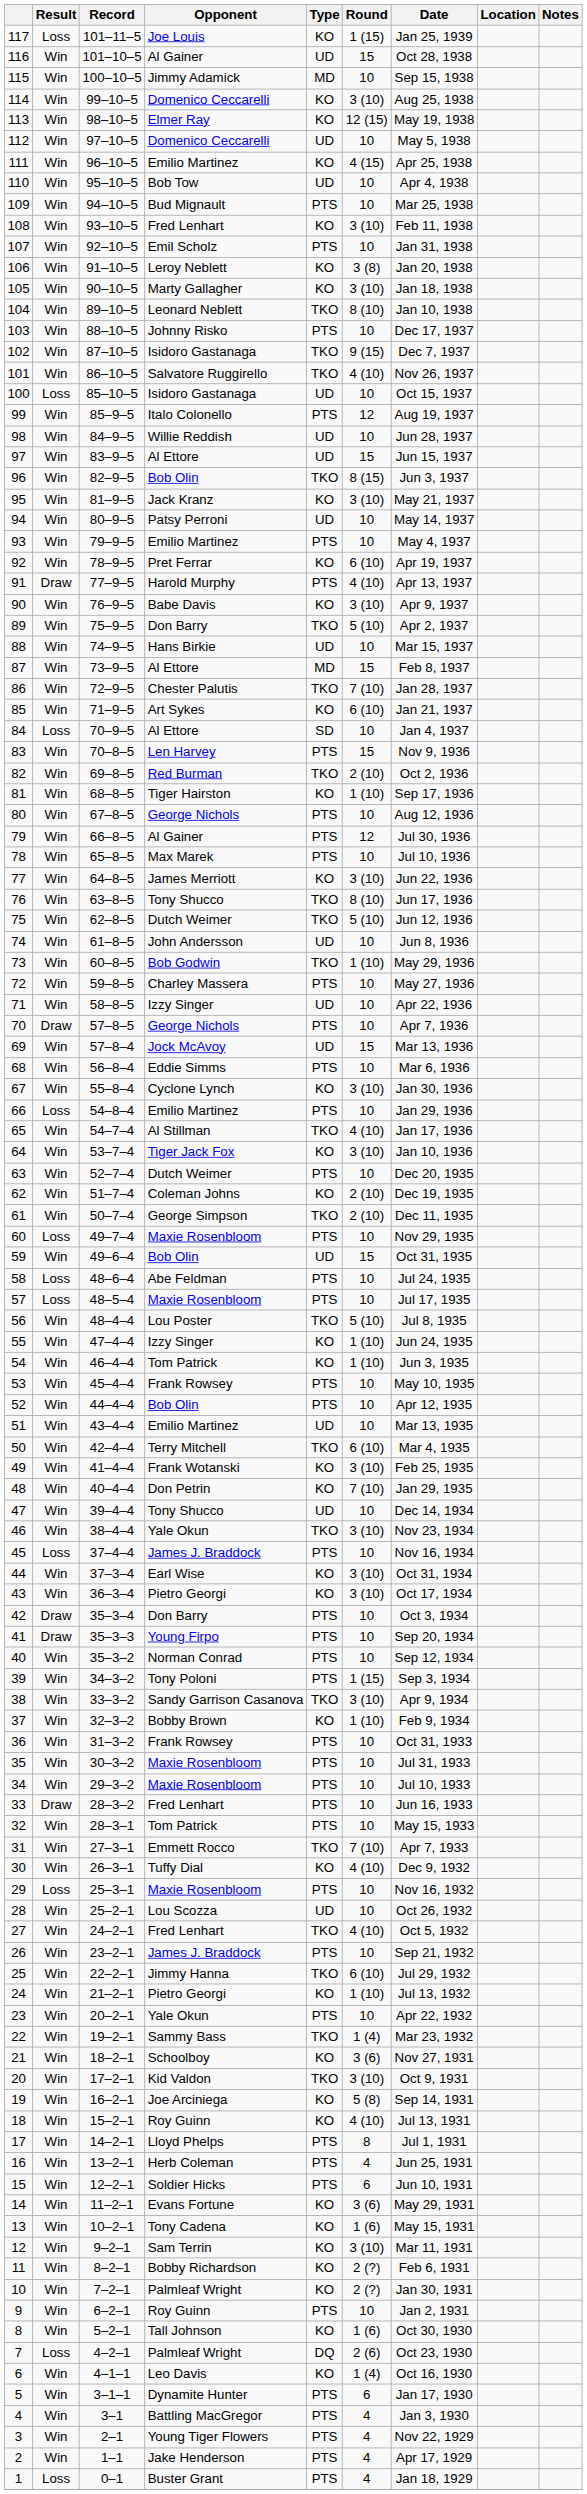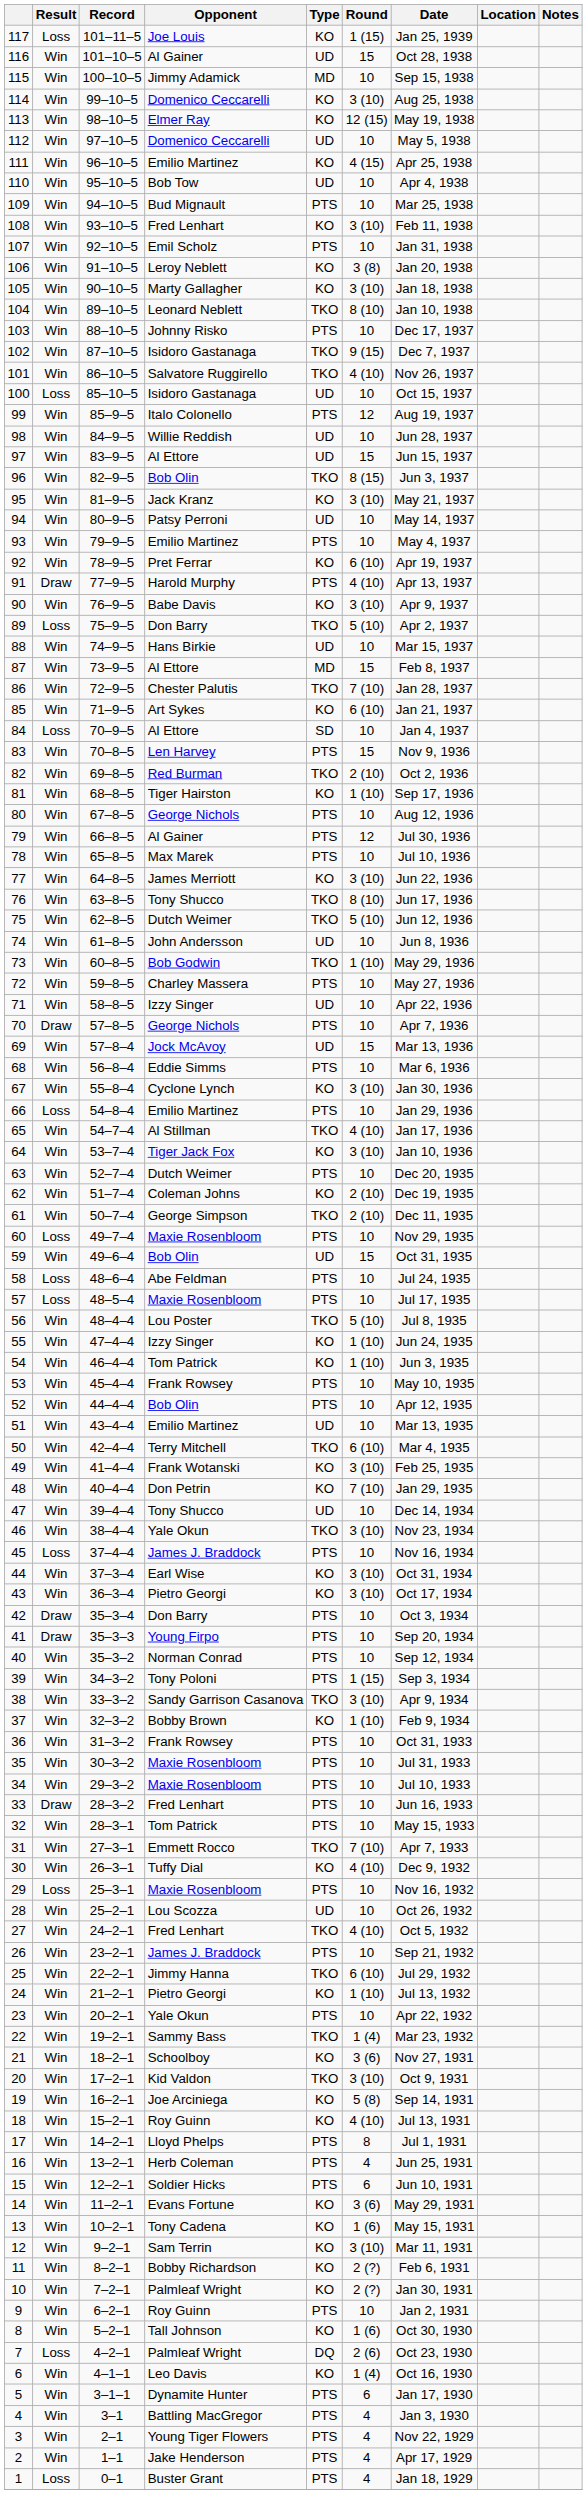(56, 625) Win -> (56, 625) Loss
